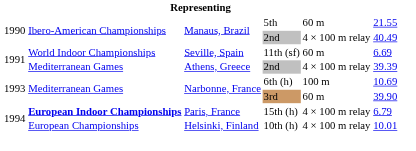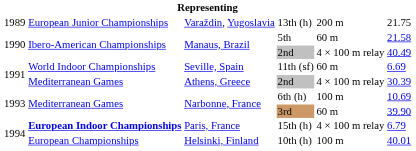+ row: (229, 22)
(385, 22) 21.55 -> (399, 37) 21.58
(385, 67) 39.39 -> (399, 81) 30.39
(337, 126) 4 × 100 m relay -> (330, 140) 100 m
(385, 126) 10.01 -> (399, 140) 40.01
